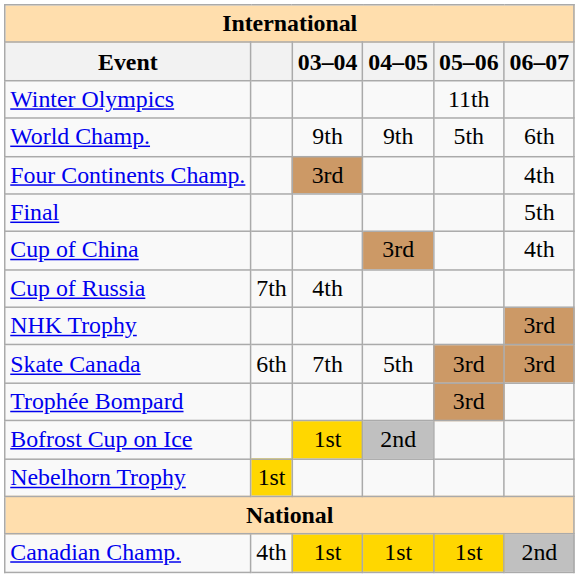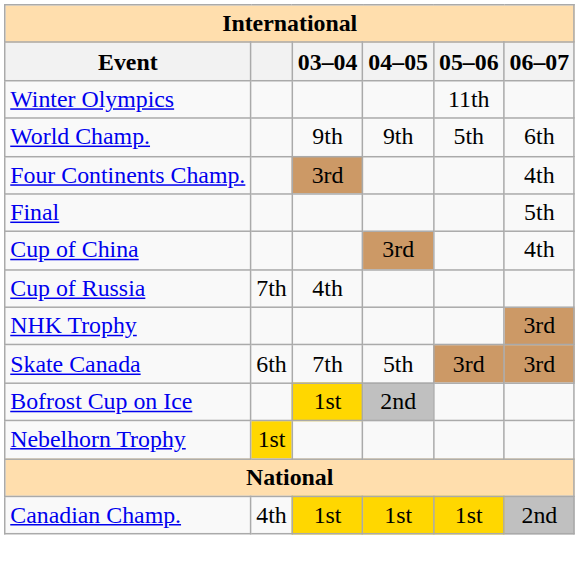- row: (97, 401)
